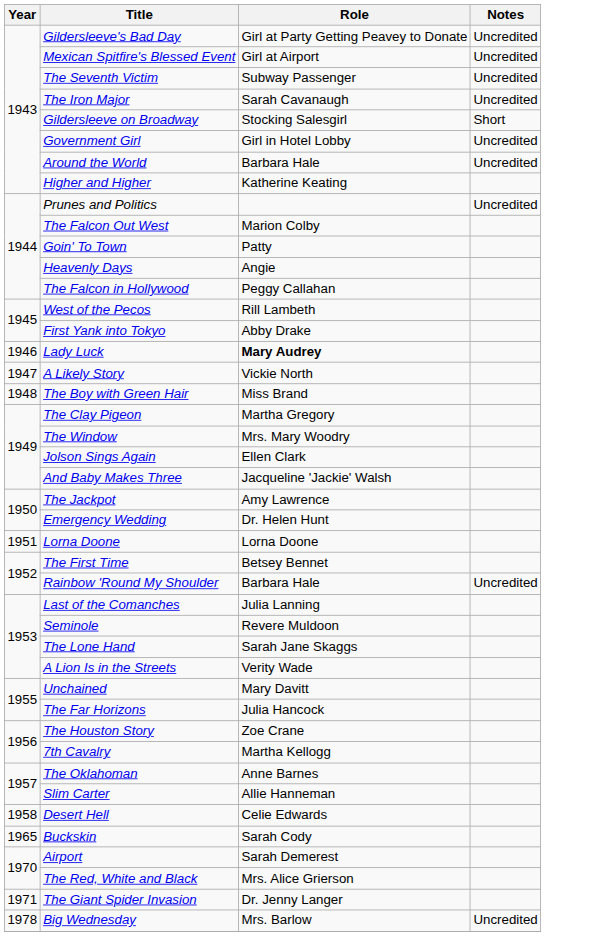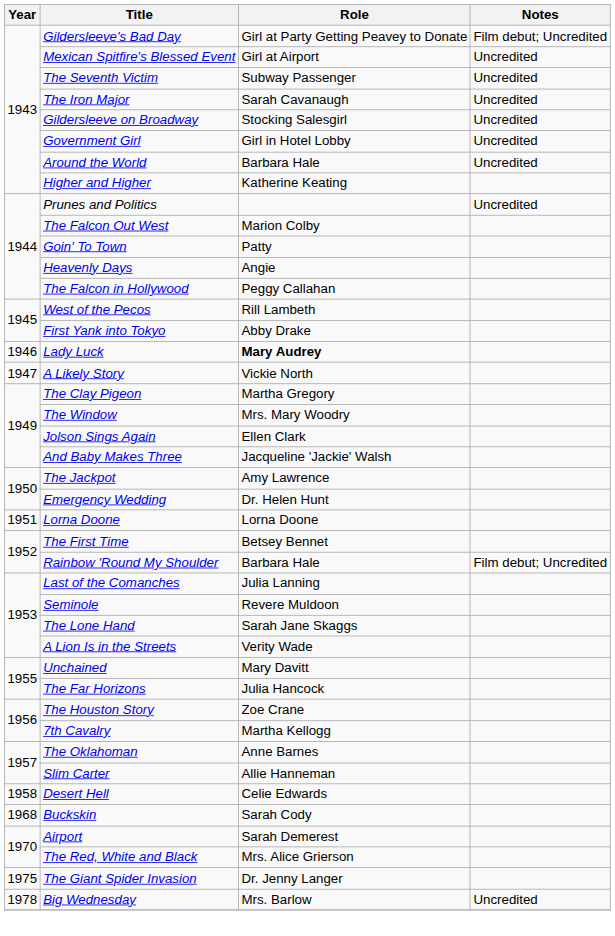(506, 36) Uncredited -> (540, 36) Film debut; Uncredited
(489, 120) Short -> (506, 120) Uncredited
- row: (116, 394)
(506, 583) Uncredited -> (540, 562) Film debut; Uncredited
(22, 836) 1965 -> (22, 815) 1968
(22, 899) 1971 -> (22, 878) 1975
